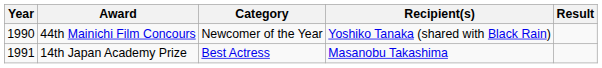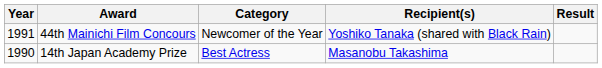(21, 33) 1990 -> (21, 33) 1991
(21, 53) 1991 -> (21, 53) 1990
